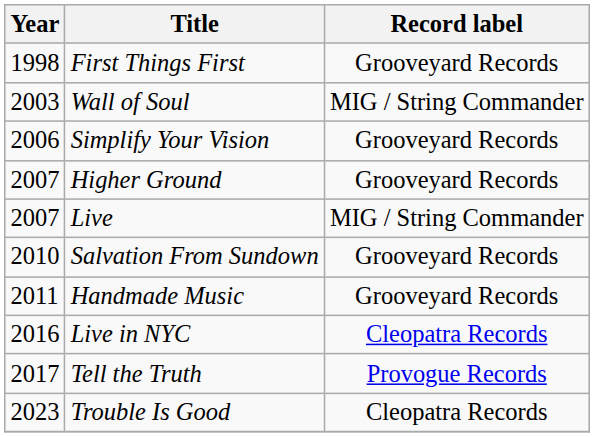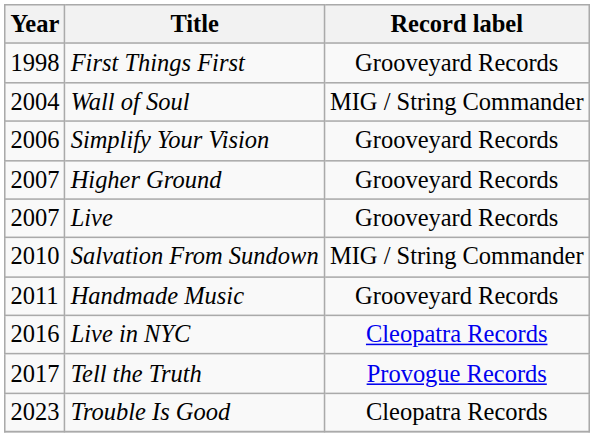(35, 101) 2003 -> (35, 101) 2004
(457, 218) MIG / String Commander -> (457, 218) Grooveyard Records
(457, 256) Grooveyard Records -> (457, 256) MIG / String Commander
